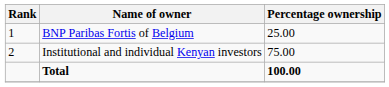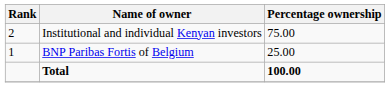rows swapped: (118, 33) <-> (152, 52)
